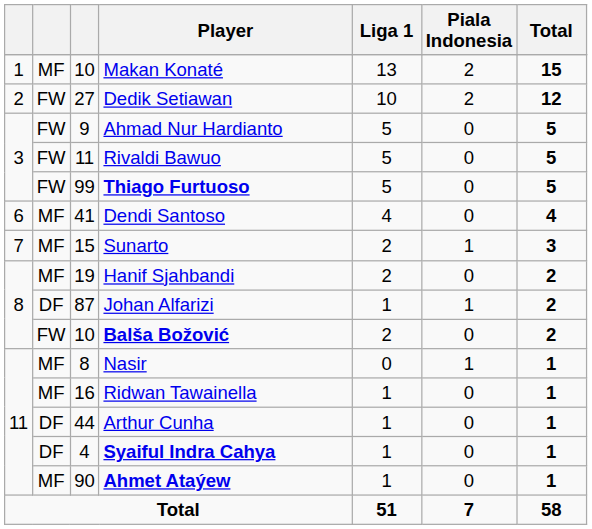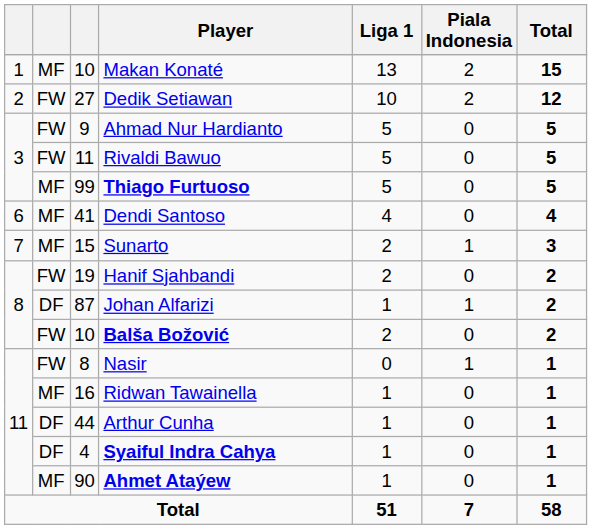(51, 187) FW -> (51, 187) MF
(51, 275) MF -> (51, 275) FW
(51, 363) MF -> (51, 363) FW
